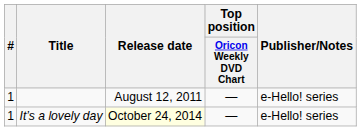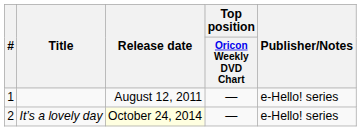(11, 116) 1 -> (11, 116) 2
